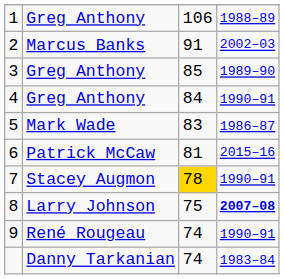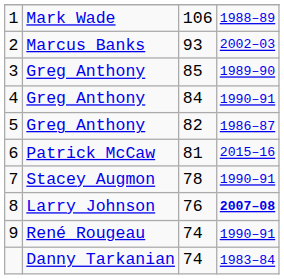(86, 18) Greg Anthony -> (71, 18) Mark Wade
(193, 45) 91 -> (193, 45) 93
(71, 126) Mark Wade -> (86, 126) Greg Anthony
(193, 126) 83 -> (193, 126) 82
(193, 180) gold background -> (193, 180) no background
(193, 206) 75 -> (193, 206) 76
